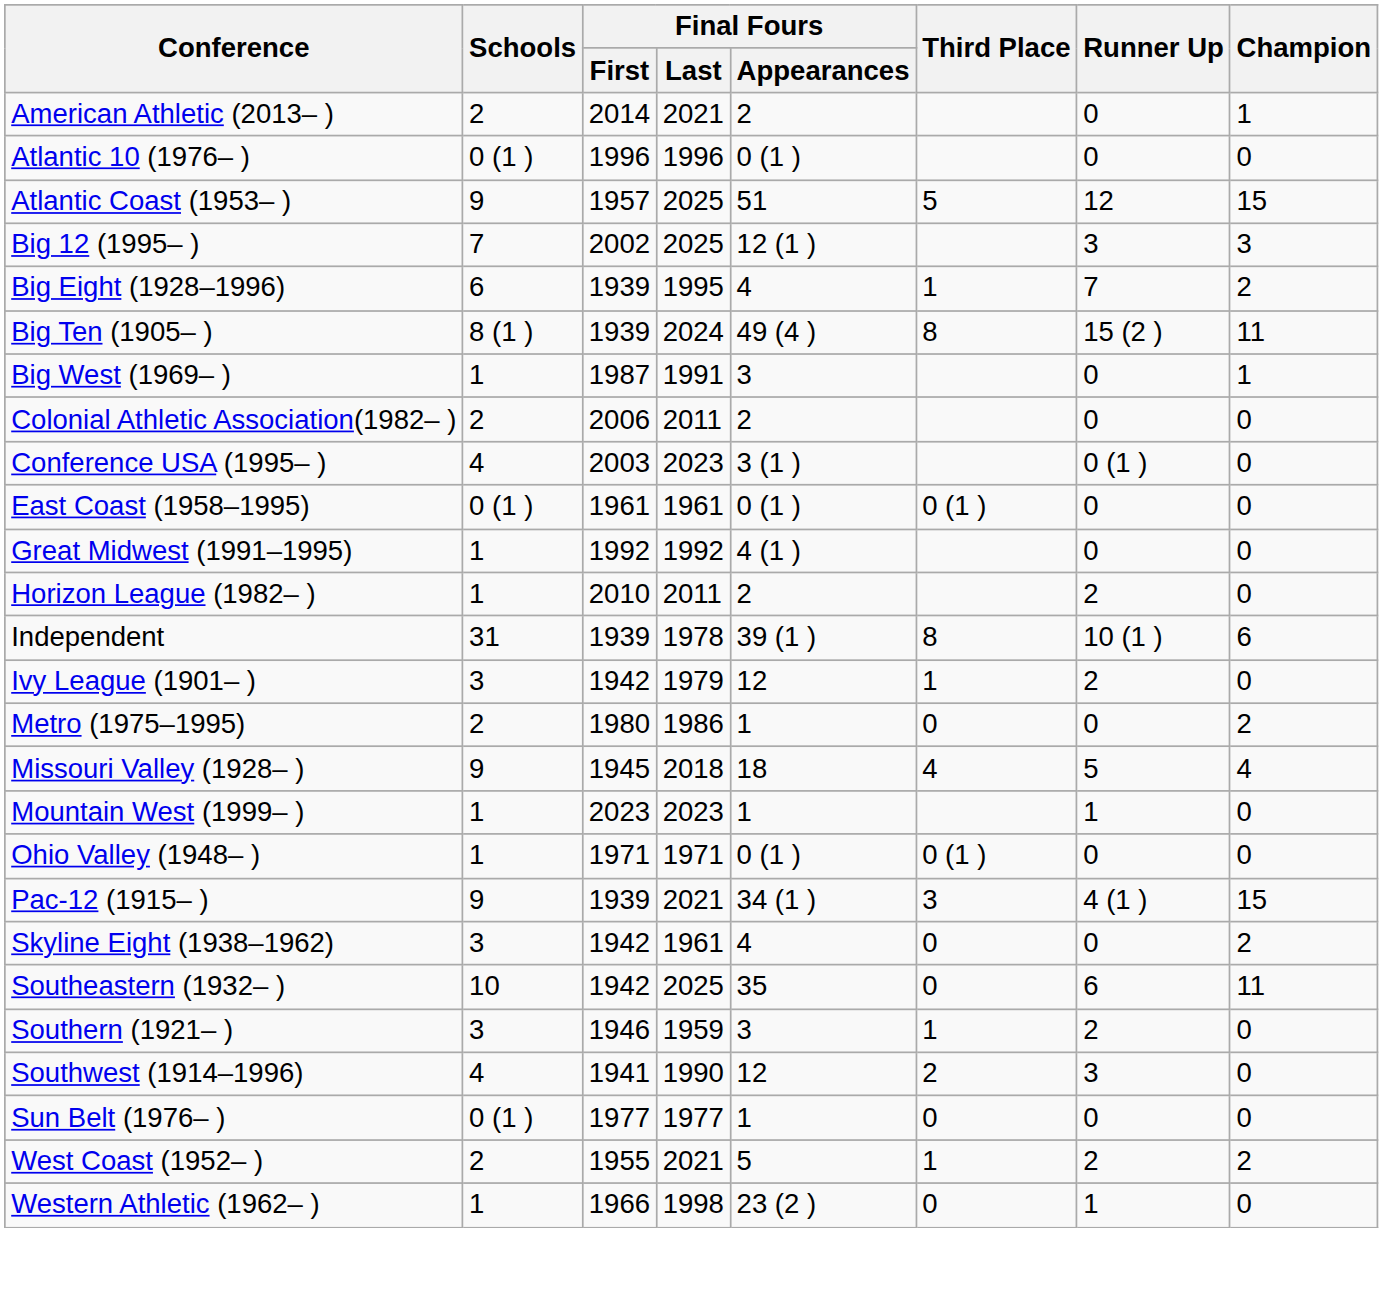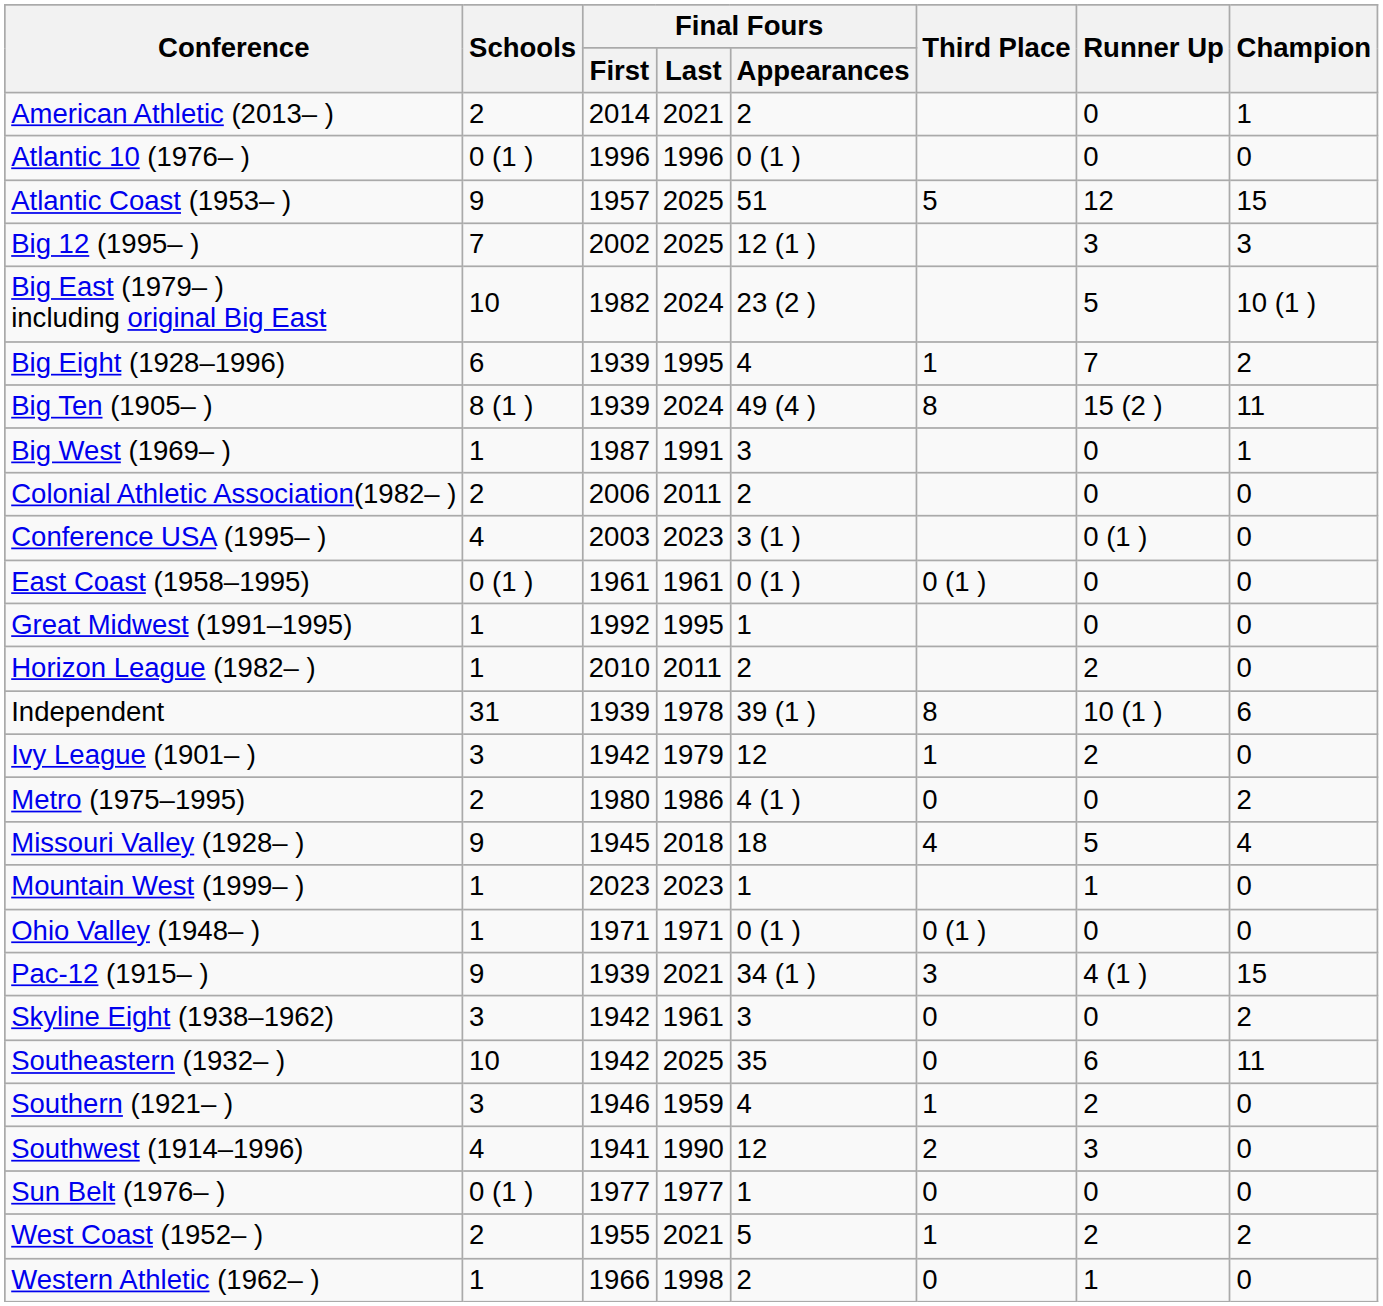+ row: (169, 303)
(693, 550) 1992 -> (693, 624) 1995
(769, 550) 4 (1 ) -> (744, 624) 1
(744, 724) 1 -> (769, 799) 4 (1 )
(744, 942) 4 -> (744, 1017) 3
(744, 1030) 3 -> (744, 1104) 4
(776, 1204) 23 (2 ) -> (744, 1279) 2
